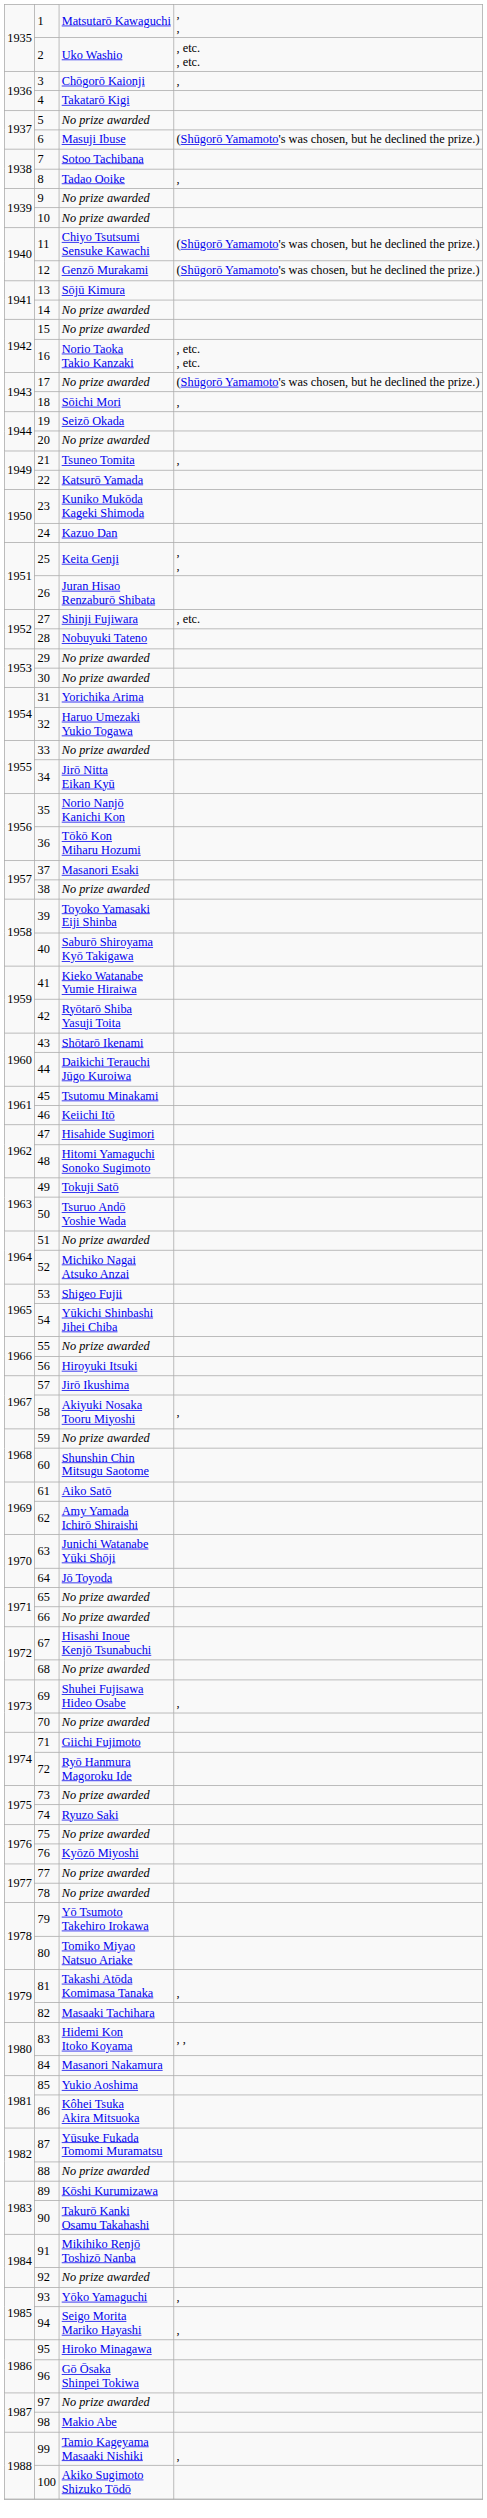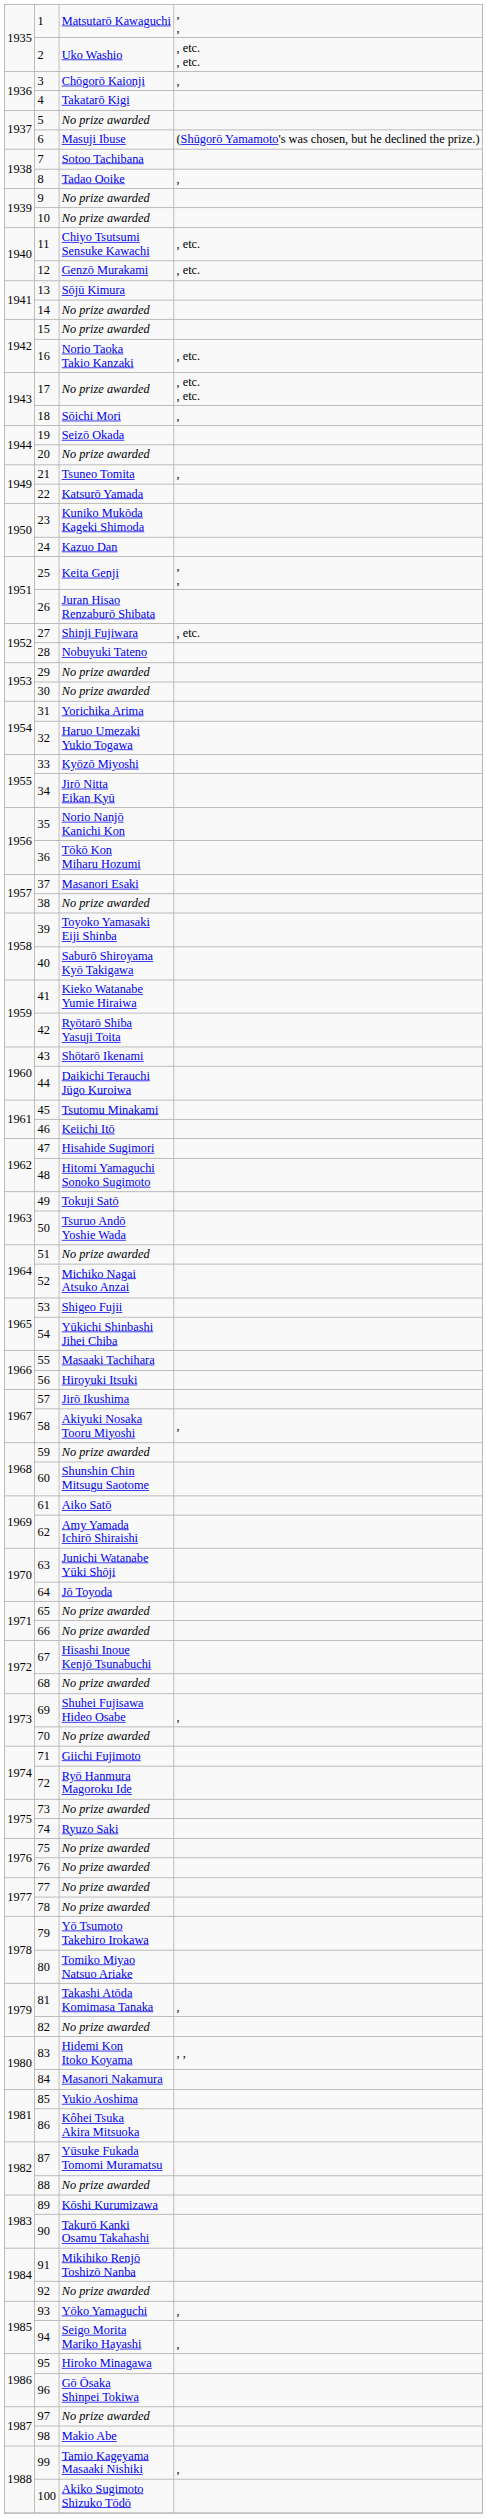(328, 244) (Shūgorō Yamamoto's was chosen, but he declined the prize.) -> (188, 244) , etc.
(328, 270) (Shūgorō Yamamoto's was chosen, but he declined the prize.) -> (188, 270) , etc.
(188, 355) , etc. , etc. -> (188, 355) , etc.
(328, 382) (Shūgorō Yamamoto's was chosen, but he declined the prize.) -> (188, 389) , etc. , etc.
(106, 750) No prize awarded -> (100, 764) Kyōzō Miyoshi
(106, 1346) No prize awarded -> (108, 1360) Masaaki Tachihara
(100, 1853) Kyōzō Miyoshi -> (106, 1867) No prize awarded
(108, 2012) Masaaki Tachihara -> (106, 2026) No prize awarded
